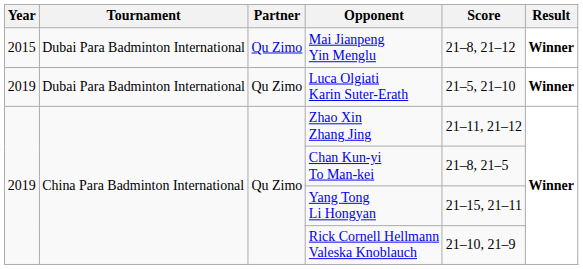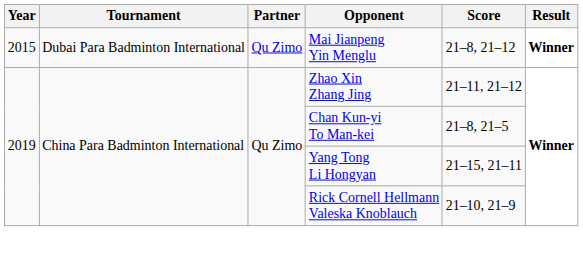- row: (359, 87)
